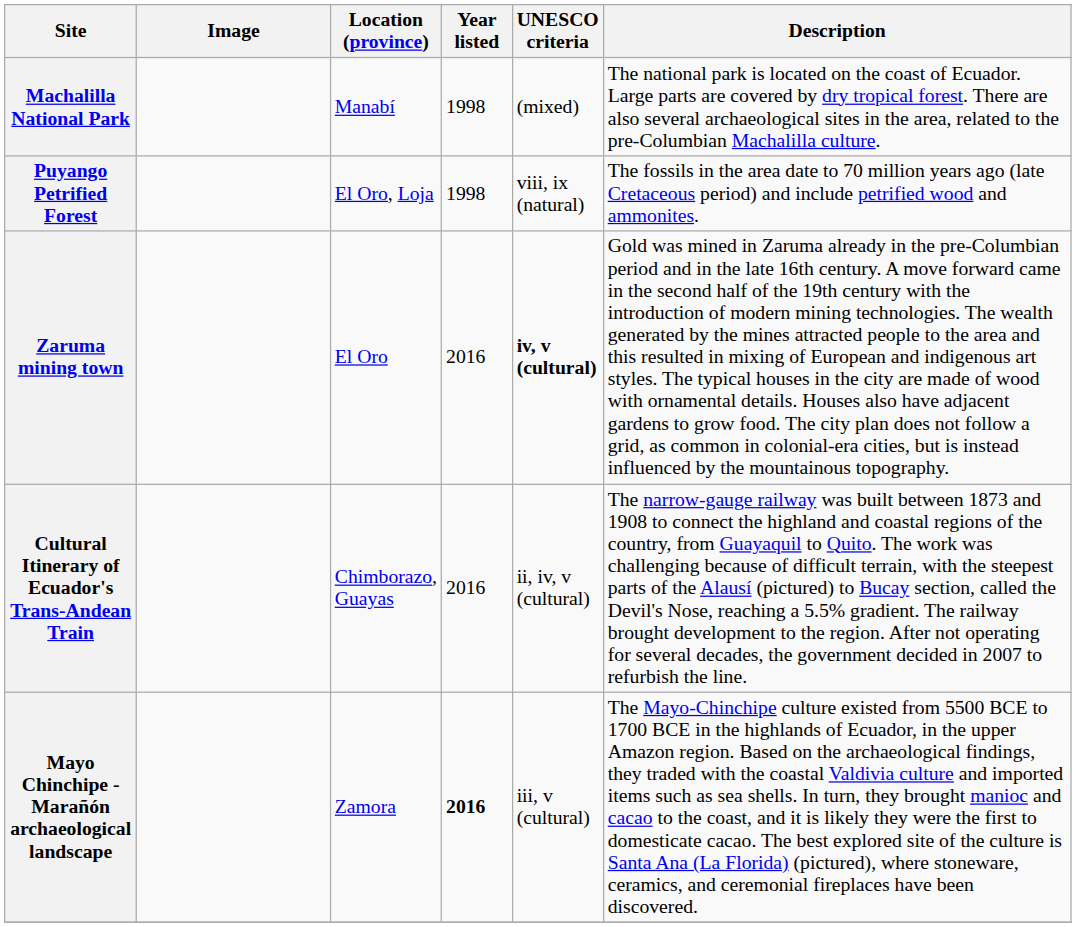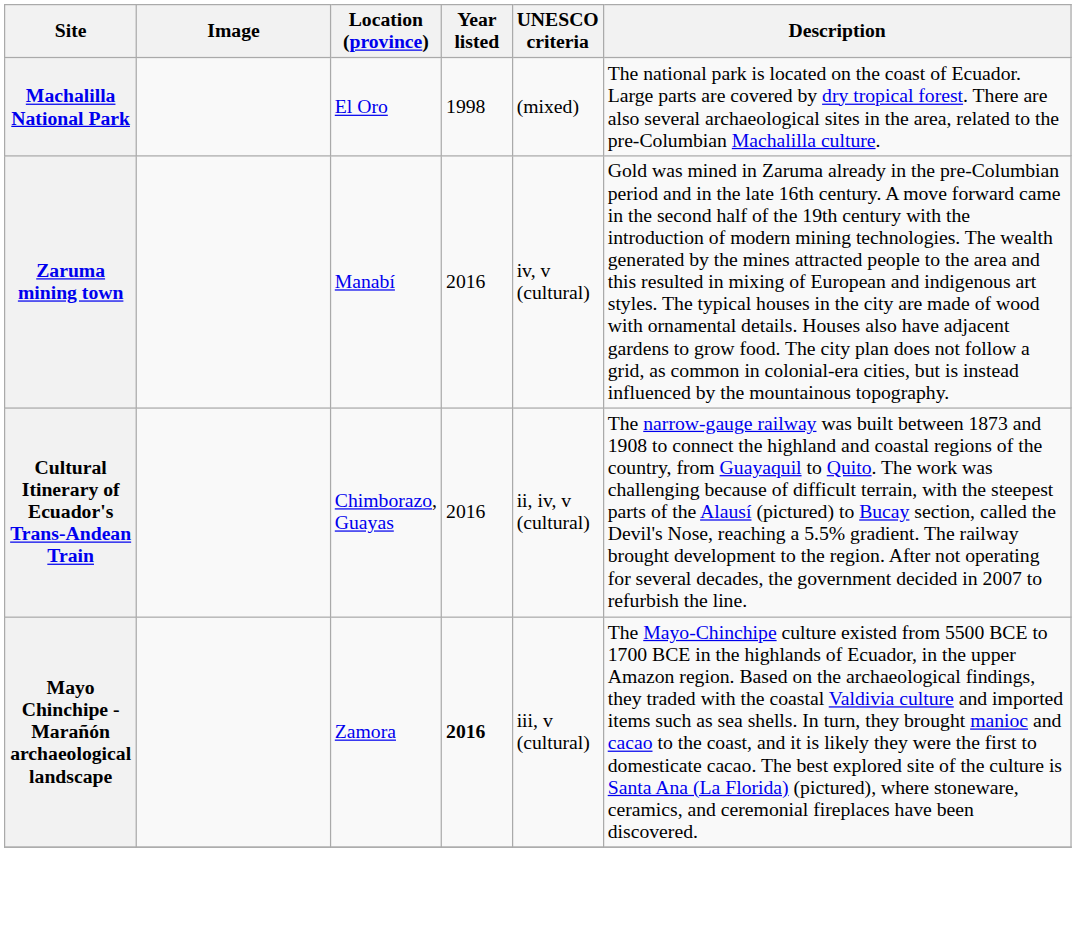(365, 106) Manabí -> (361, 106) El Oro
- row: (71, 193)
(361, 357) El Oro -> (365, 281) Manabí
(557, 357) bold -> (553, 281) normal
